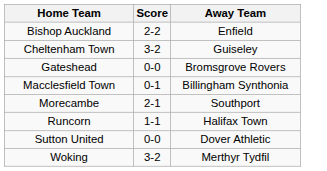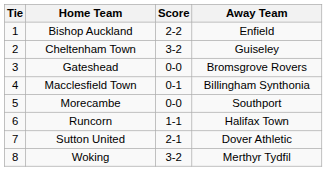+ column: (15, 13)
(152, 103) 2-1 -> (174, 103) 0-0
(152, 139) 0-0 -> (174, 139) 2-1
